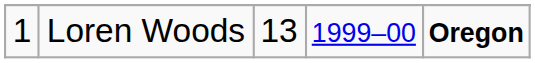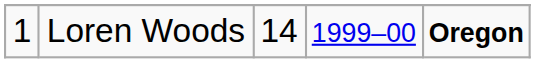(279, 31) 13 -> (279, 31) 14
